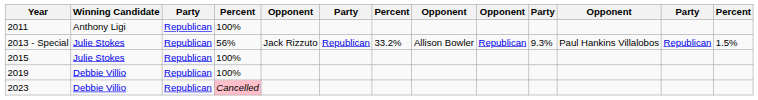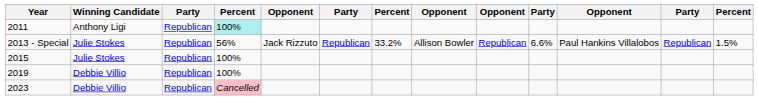(229, 27) no background -> (229, 27) paleturquoise background
(542, 42) 9.3% -> (542, 42) 6.6%
